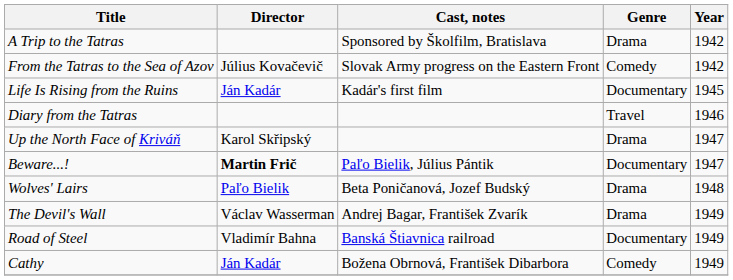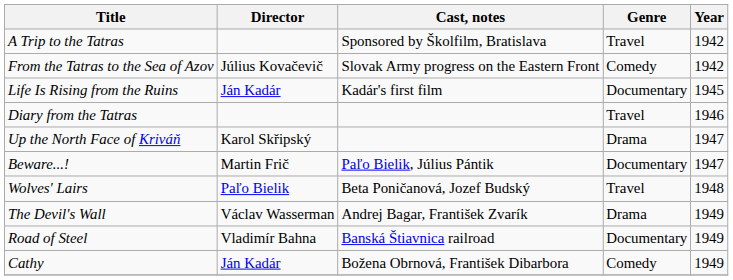(627, 41) Drama -> (625, 41) Travel
(258, 164) bold -> (255, 164) normal
(627, 188) Drama -> (625, 188) Travel
